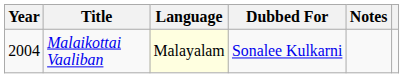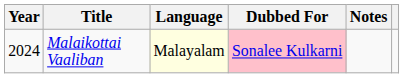(24, 51) 2004 -> (24, 51) 2024
(287, 51) no background -> (287, 51) pink background
